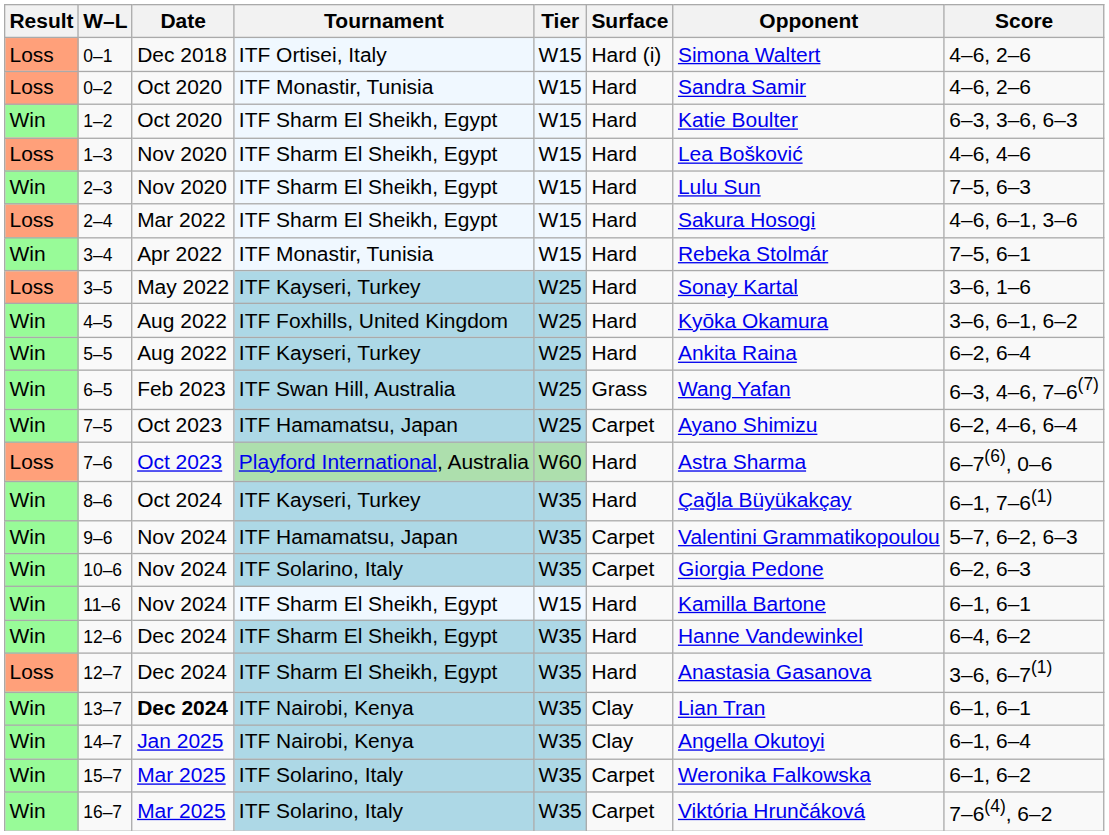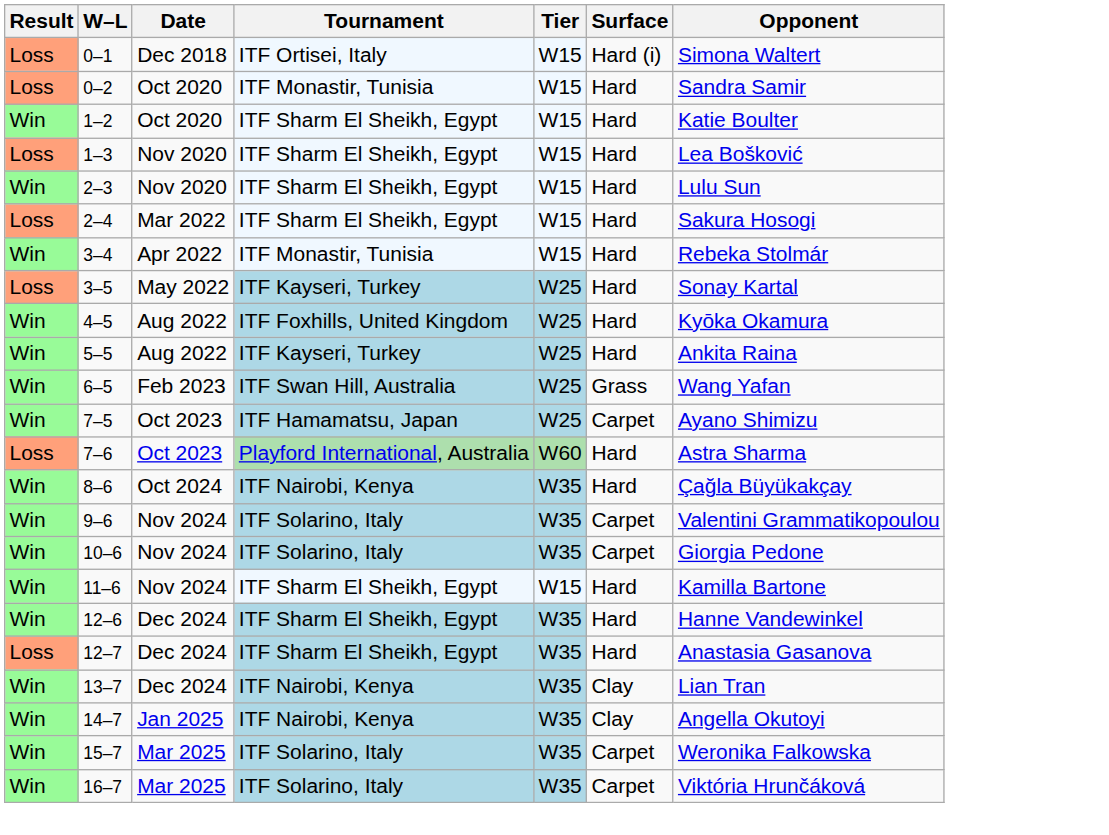- column: (1024, 21)
(330, 500) ITF Kayseri, Turkey -> (326, 486) ITF Nairobi, Kenya
(348, 536) ITF Hamamatsu, Japan -> (321, 519) ITF Solarino, Italy
(183, 708) bold -> (182, 685) normal
